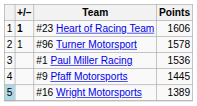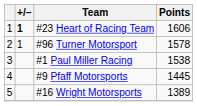(179, 61) 1536 -> (179, 61) 1538
(10, 93) lightblue background -> (10, 93) no background
